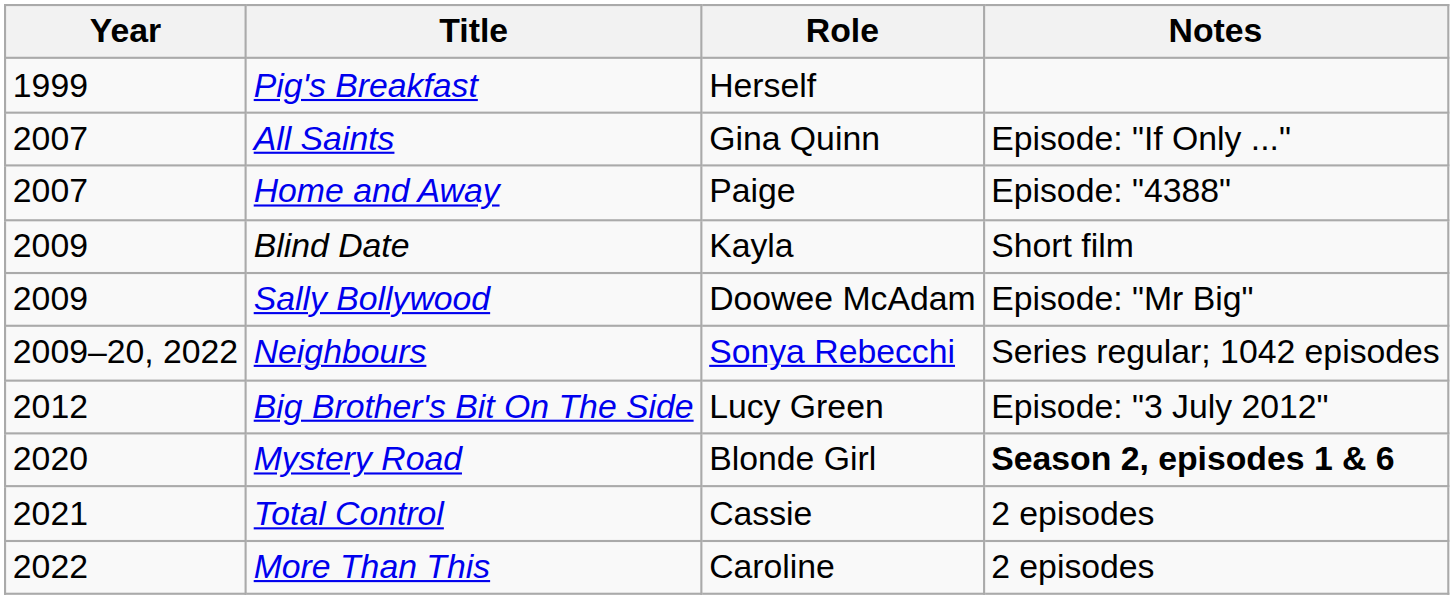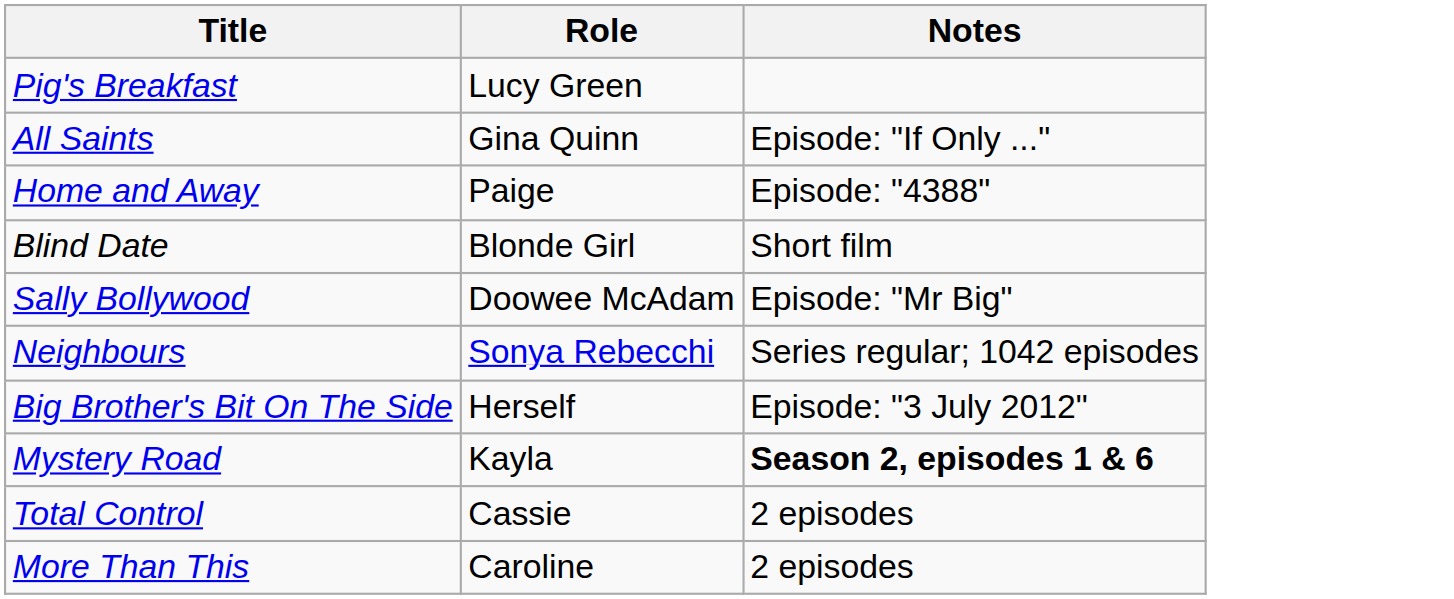- column: (125, 31)
(763, 84) Herself -> (556, 84) Lucy Green
(751, 245) Kayla -> (552, 245) Blonde Girl
(796, 406) Lucy Green -> (522, 406) Herself
(793, 459) Blonde Girl -> (511, 459) Kayla
